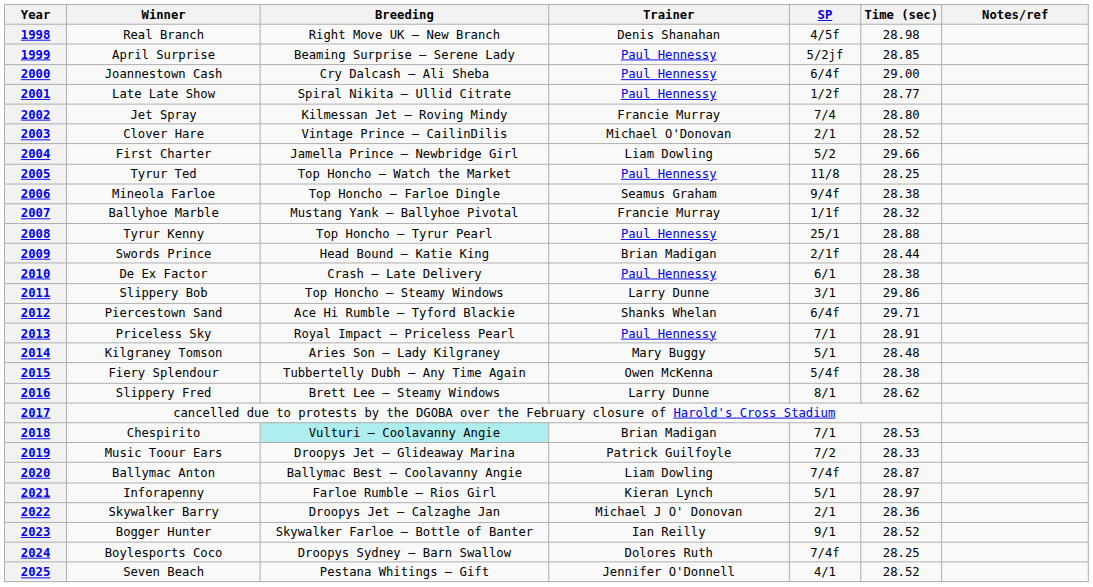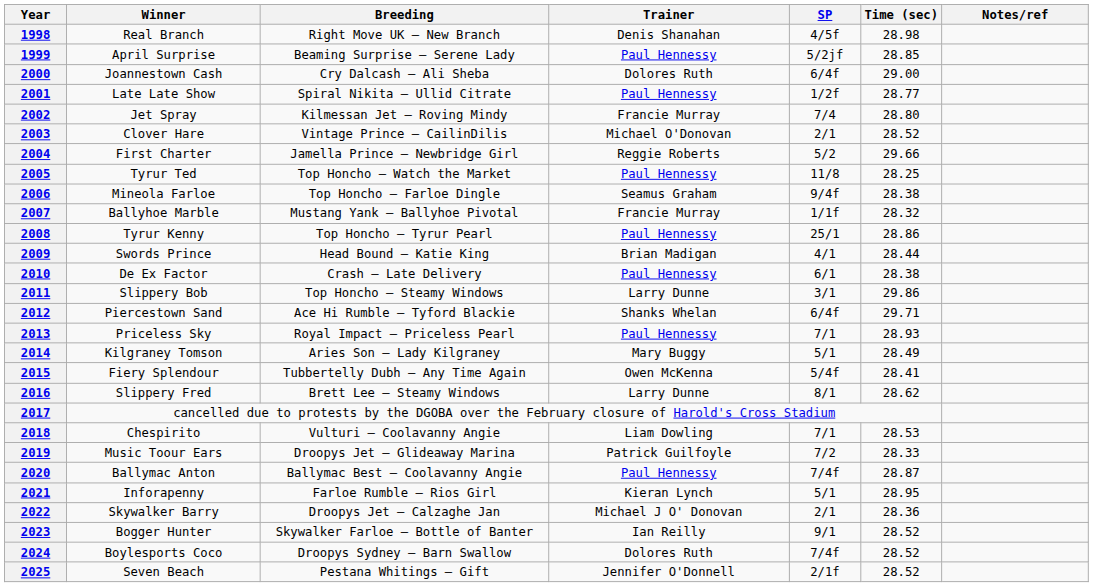(669, 74) Paul Hennessy -> (669, 74) Dolores Ruth
(669, 154) Liam Dowling -> (669, 154) Reggie Roberts
(901, 234) 28.88 -> (901, 234) 28.86
(825, 253) 2/1f -> (825, 253) 4/1
(901, 333) 28.91 -> (901, 333) 28.93
(901, 353) 28.48 -> (901, 353) 28.49
(901, 373) 28.38 -> (901, 373) 28.41
(404, 433) paleturquoise background -> (404, 433) no background
(669, 433) Brian Madigan -> (669, 433) Liam Dowling
(669, 473) Liam Dowling -> (669, 473) Paul Hennessy
(901, 492) 28.97 -> (901, 492) 28.95
(901, 552) 28.25 -> (901, 552) 28.52
(825, 572) 4/1 -> (825, 572) 2/1f
